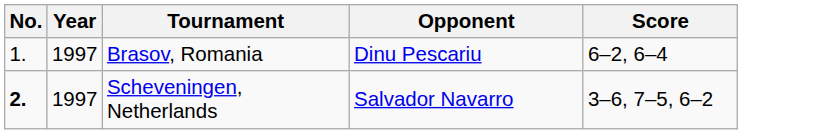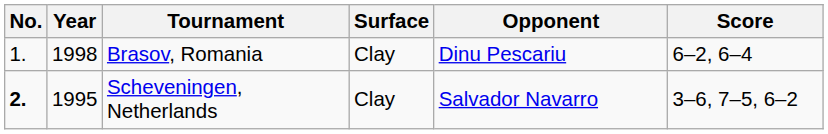+ column: (392, 20)
(75, 53) 1997 -> (75, 53) 1998
(75, 99) 1997 -> (75, 99) 1995
